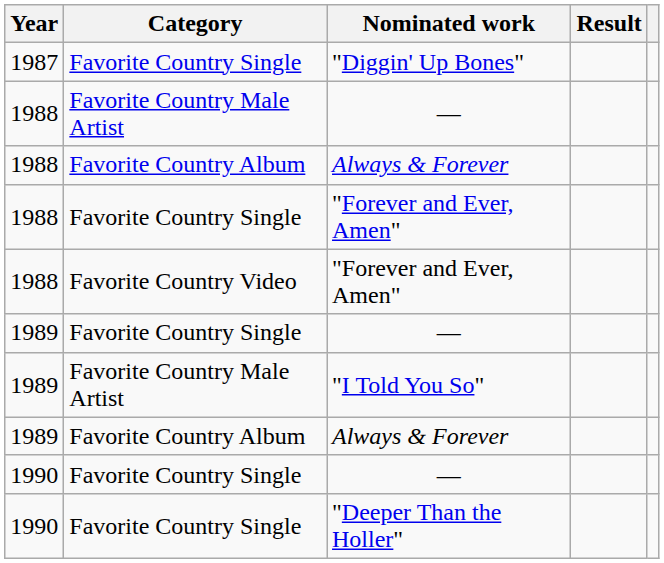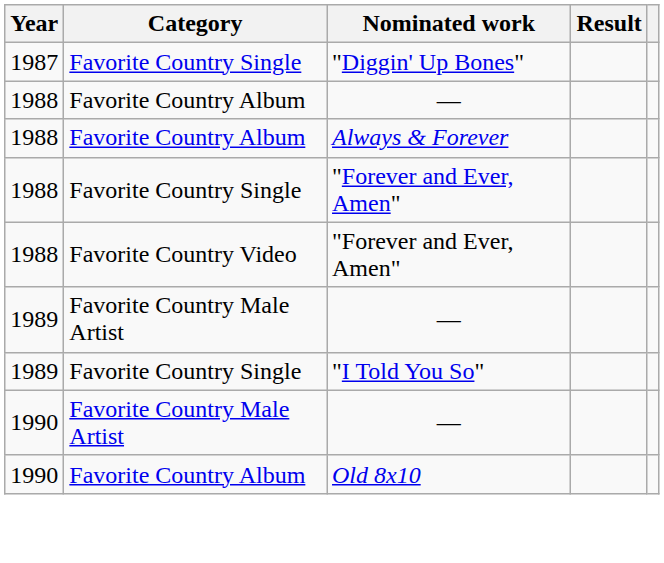(179, 113) Favorite Country Male Artist -> (187, 99) Favorite Country Album
(185, 332) Favorite Country Single -> (179, 319) Favorite Country Male Artist
(179, 384) Favorite Country Male Artist -> (185, 370) Favorite Country Single
- row: (34, 436)
(185, 474) Favorite Country Single -> (179, 422) Favorite Country Male Artist
- row: (34, 525)
+ row: (34, 474)
